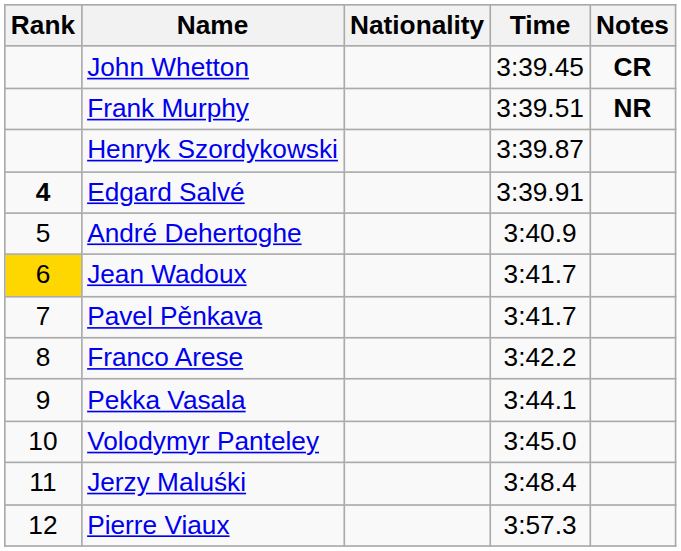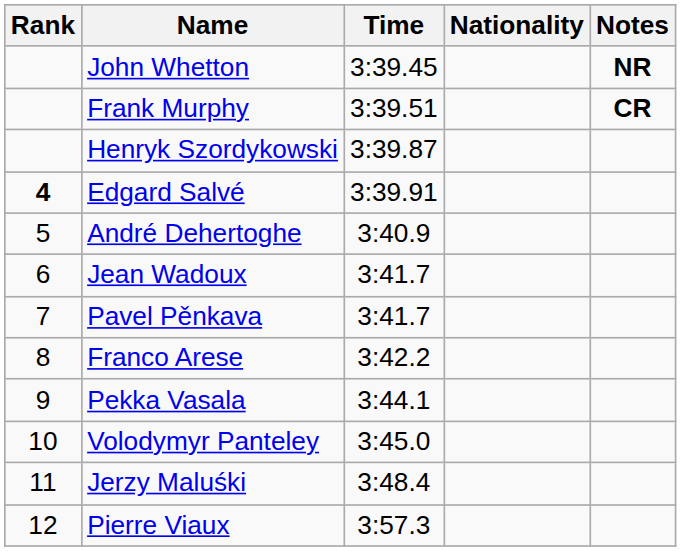columns swapped: (417, 25) <-> (540, 25)
(632, 66) CR -> (632, 66) NR
(632, 108) NR -> (632, 108) CR
(43, 274) gold background -> (43, 274) no background
